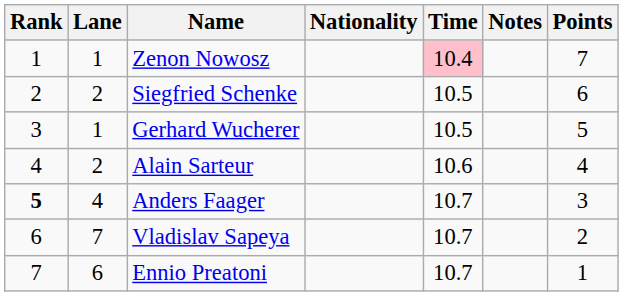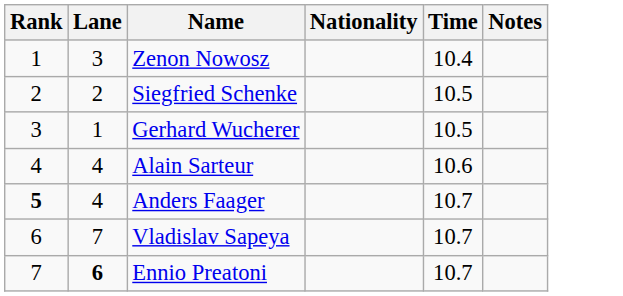- column: (583, 22)
(97, 58) 1 -> (97, 58) 3
(453, 58) pink background -> (453, 58) no background
(97, 165) 2 -> (97, 165) 4
(97, 272) normal -> (97, 272) bold
